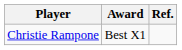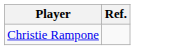- column: (125, 14)
